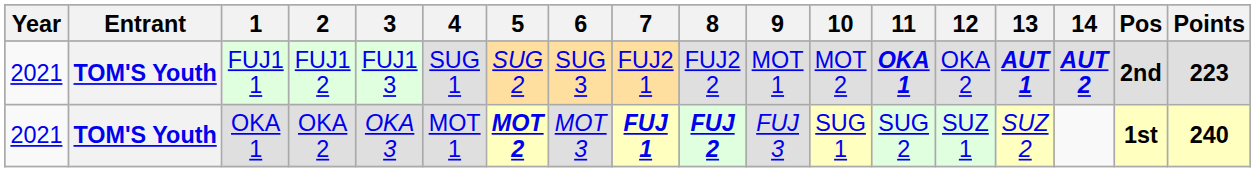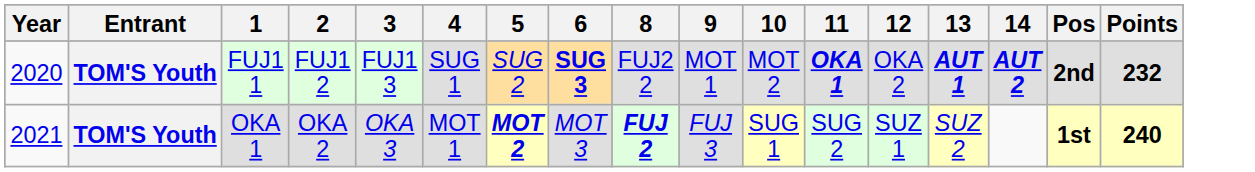- column: (646, 23)
(36, 73) 2021 -> (36, 73) 2020
(581, 73) normal -> (581, 73) bold
(1209, 73) 223 -> (1142, 73) 232
